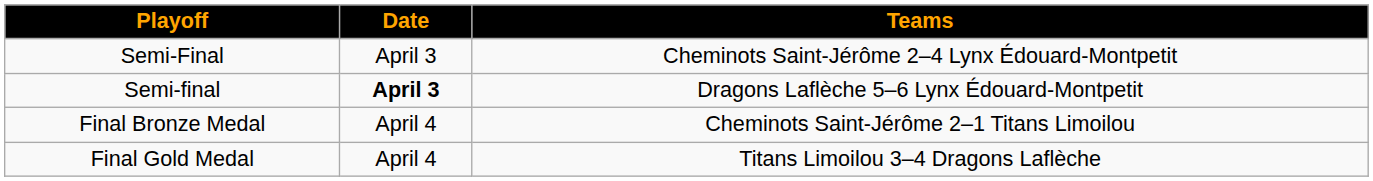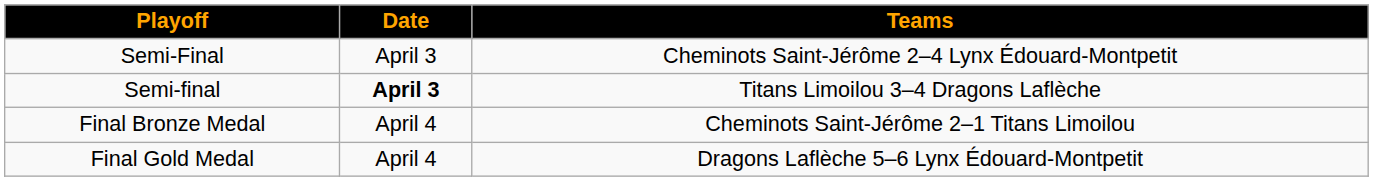(920, 90) Dragons Laflèche 5–6 Lynx Édouard-Montpetit -> (920, 90) Titans Limoilou 3–4 Dragons Laflèche
(920, 158) Titans Limoilou 3–4 Dragons Laflèche -> (920, 158) Dragons Laflèche 5–6 Lynx Édouard-Montpetit
